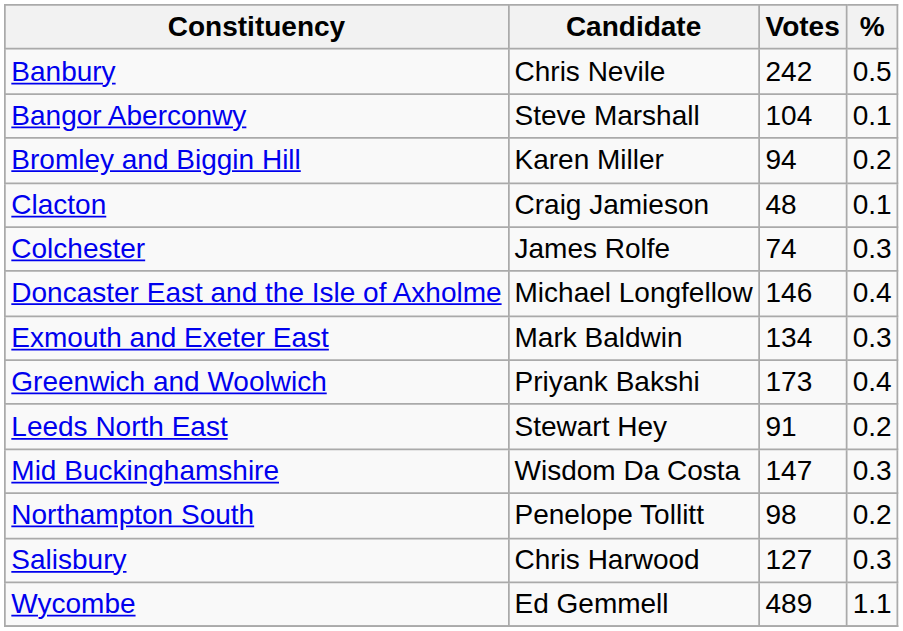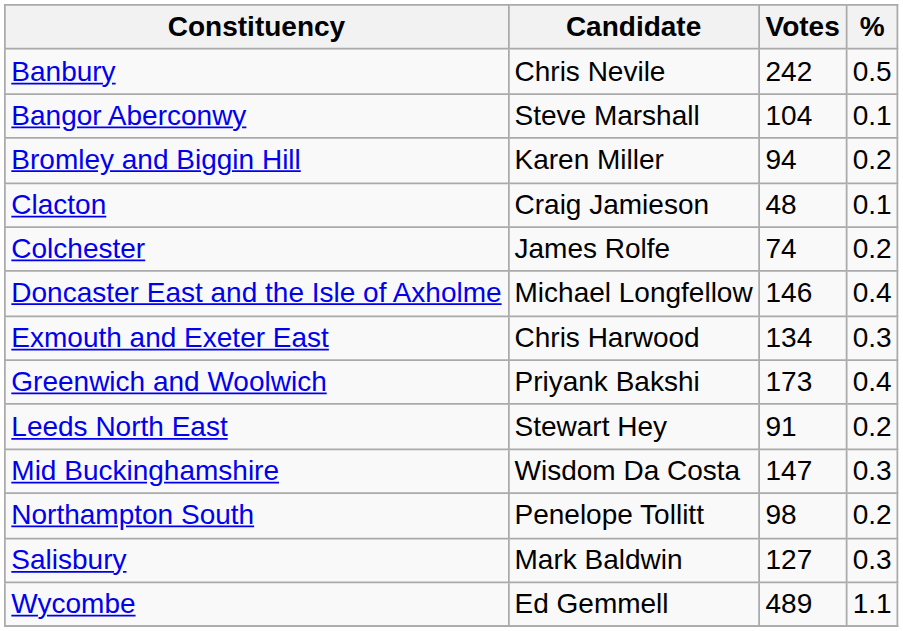(872, 248) 0.3 -> (872, 248) 0.2
(599, 337) Mark Baldwin -> (607, 337) Chris Harwood
(607, 559) Chris Harwood -> (599, 559) Mark Baldwin
